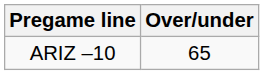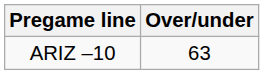(199, 52) 65 -> (199, 52) 63
